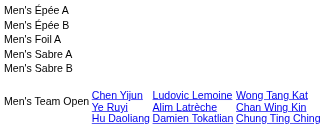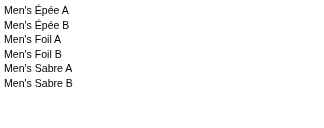+ row: (33, 54)
- row: (47, 101)
